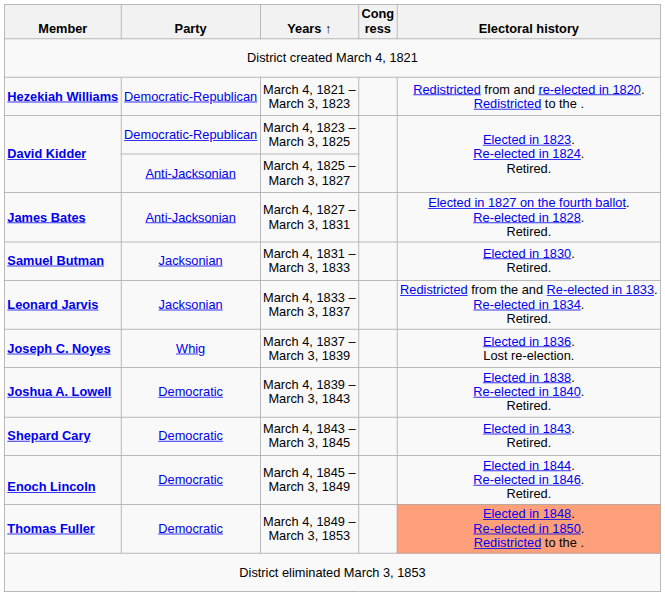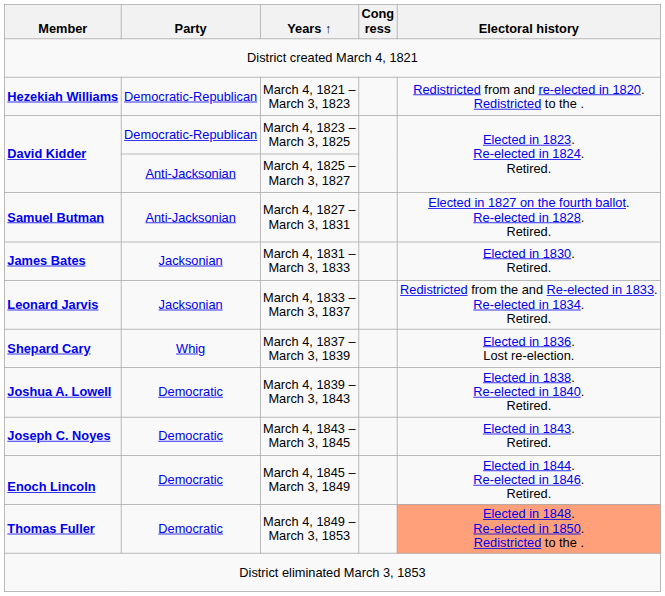(46, 217) James Bates -> (56, 217) Samuel Butman
(56, 261) Samuel Butman -> (46, 261) James Bates
(59, 348) Joseph C. Noyes -> (49, 348) Shepard Cary
(49, 436) Shepard Cary -> (59, 436) Joseph C. Noyes
